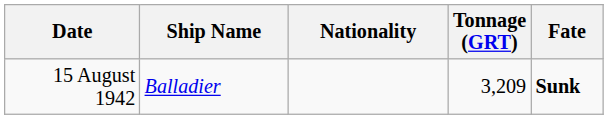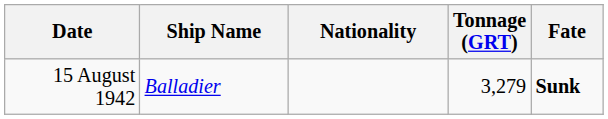(503, 86) 3,209 -> (503, 86) 3,279
